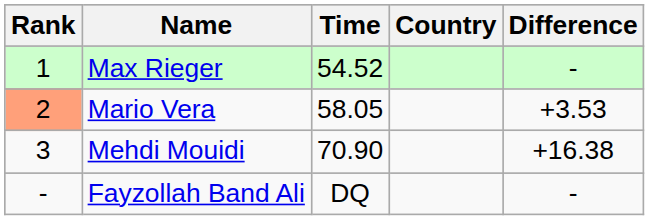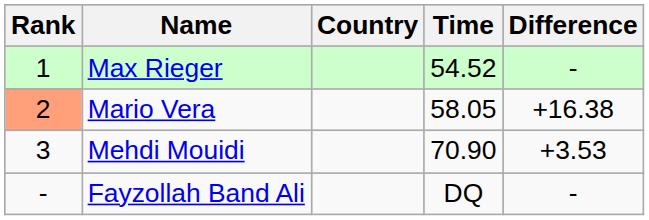columns swapped: (446, 25) <-> (350, 25)
(573, 109) +3.53 -> (573, 109) +16.38
(573, 151) +16.38 -> (573, 151) +3.53
